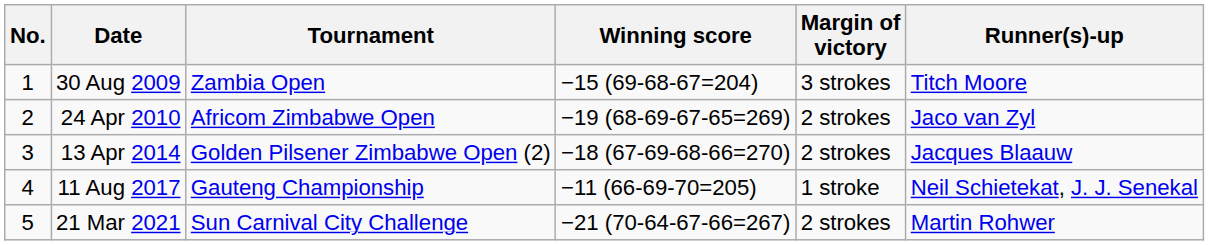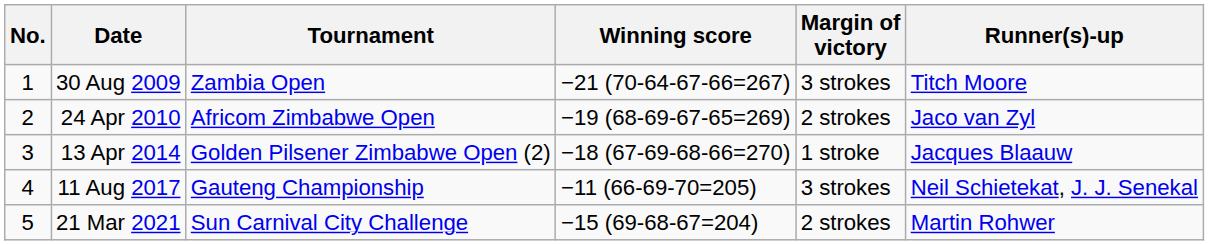(660, 82) −15 (69-68-67=204) -> (676, 82) −21 (70-64-67-66=267)
(846, 153) 2 strokes -> (840, 153) 1 stroke
(840, 188) 1 stroke -> (846, 188) 3 strokes
(676, 223) −21 (70-64-67-66=267) -> (660, 223) −15 (69-68-67=204)
